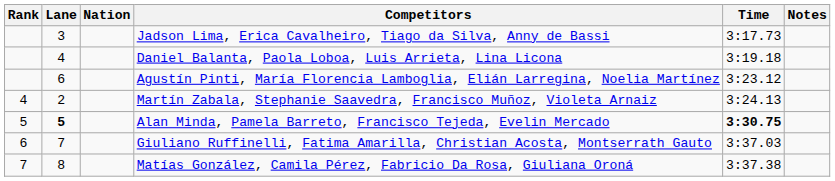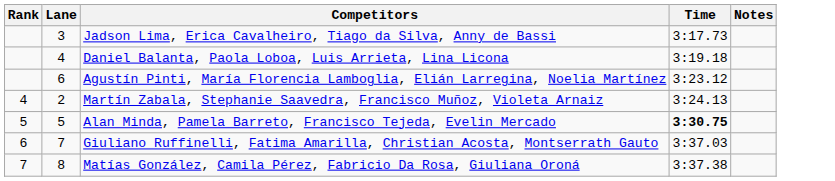- column: (107, 15)
(61, 122) bold -> (61, 122) normal
